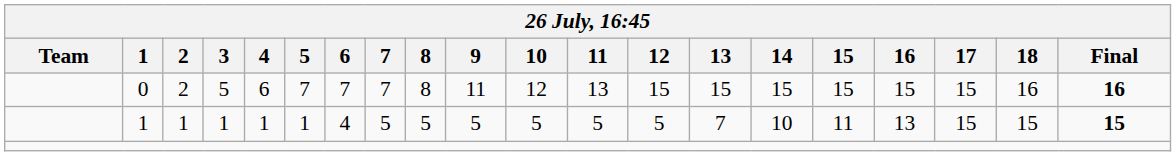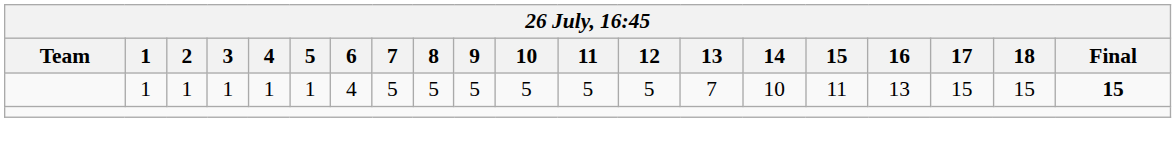- row: (143, 89)
